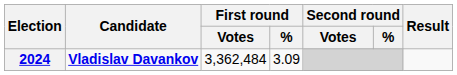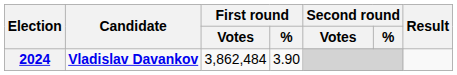(236, 59) 3,362,484 -> (236, 59) 3,862,484
(287, 59) 3.09 -> (287, 59) 3.90
